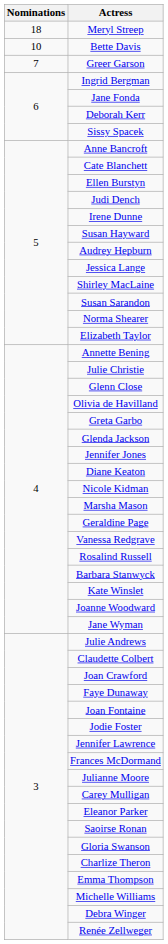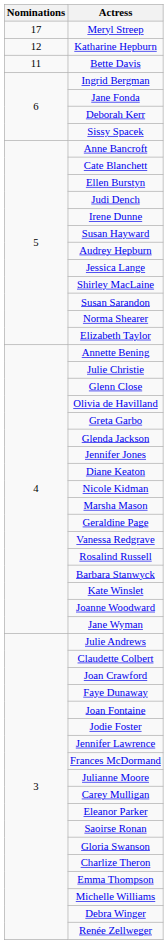(36, 30) 18 -> (36, 30) 17
+ row: (116, 47)
(36, 47) 10 -> (36, 64) 11
- row: (116, 64)
